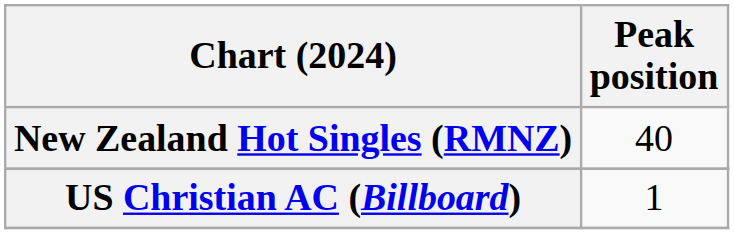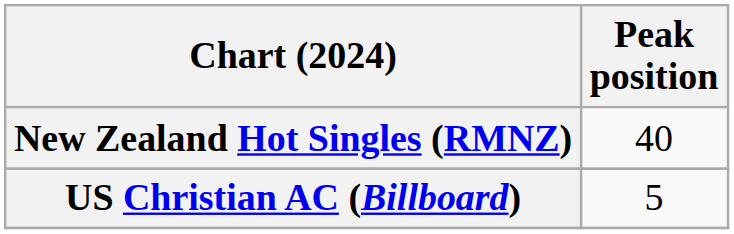(654, 197) 1 -> (654, 197) 5
